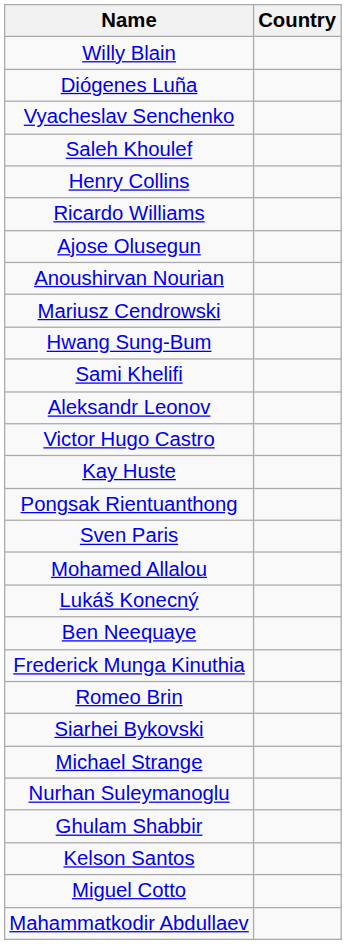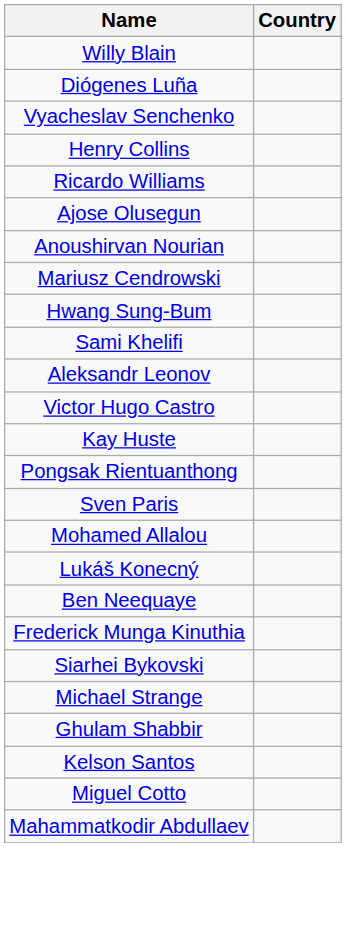- row: (129, 149)
- row: (129, 697)
- row: (129, 794)
